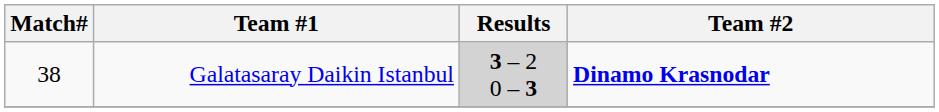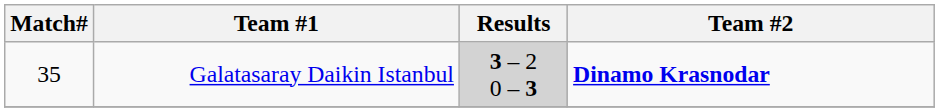(49, 74) 38 -> (49, 74) 35
